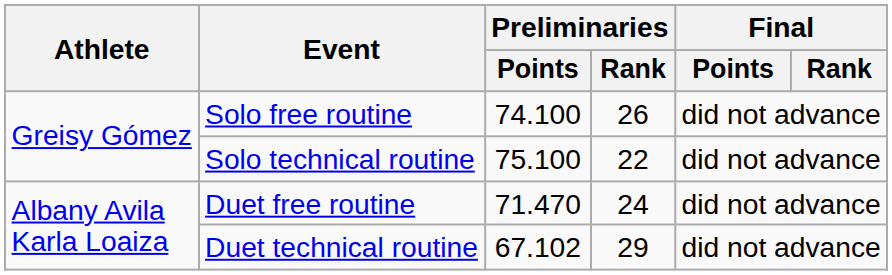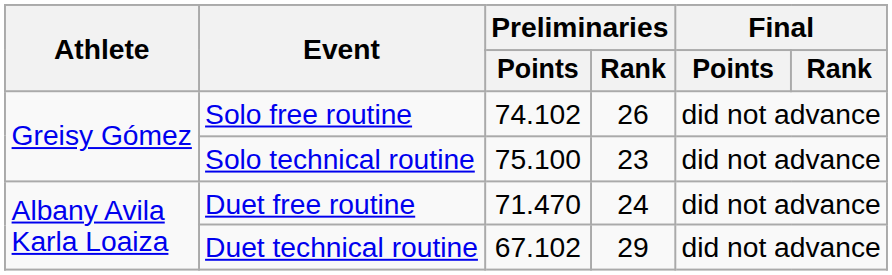(538, 114) 74.100 -> (538, 114) 74.102
(633, 159) 22 -> (633, 159) 23
